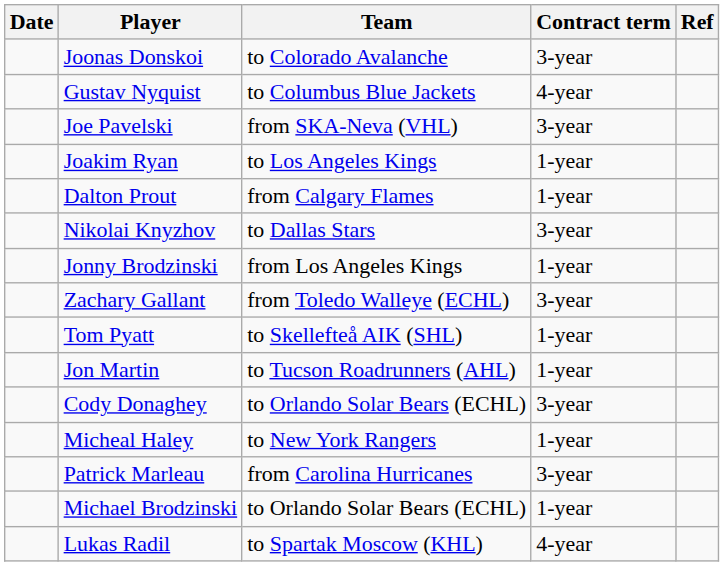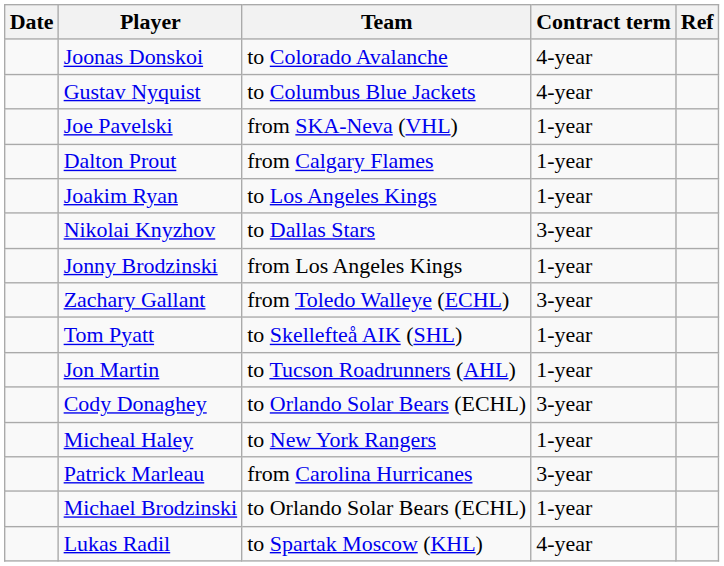(564, 56) 3-year -> (564, 56) 4-year
(564, 126) 3-year -> (564, 126) 1-year
rows swapped: (121, 160) <-> (120, 195)
